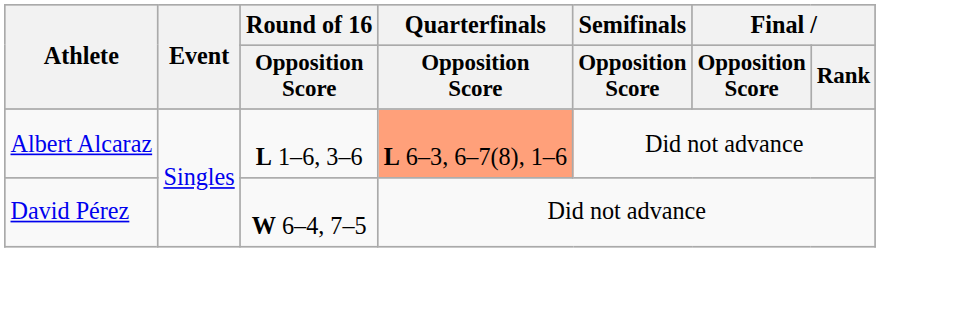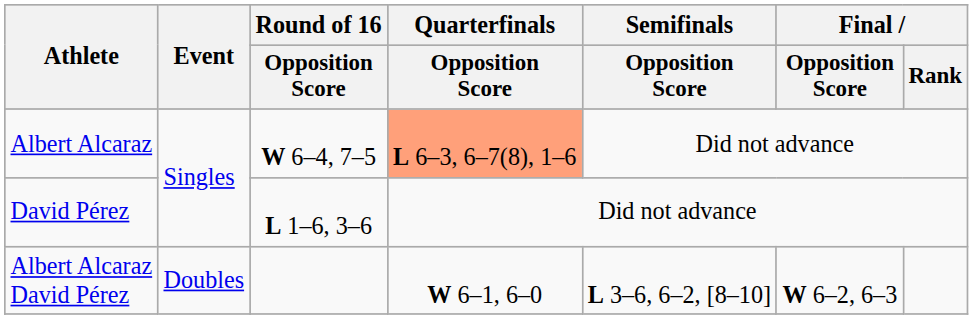(309, 157) L 1–6, 3–6 -> (319, 157) W 6–4, 7–5
(309, 226) W 6–4, 7–5 -> (319, 226) L 1–6, 3–6
+ row: (81, 280)
